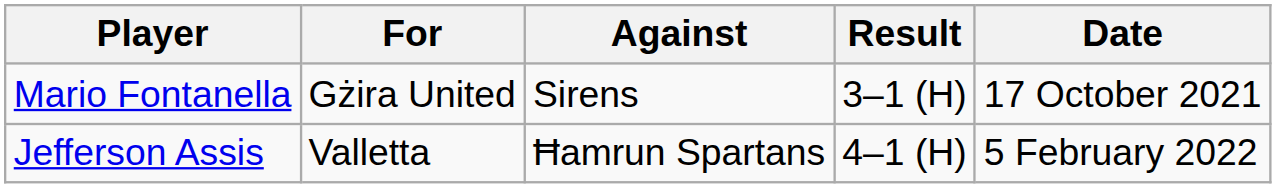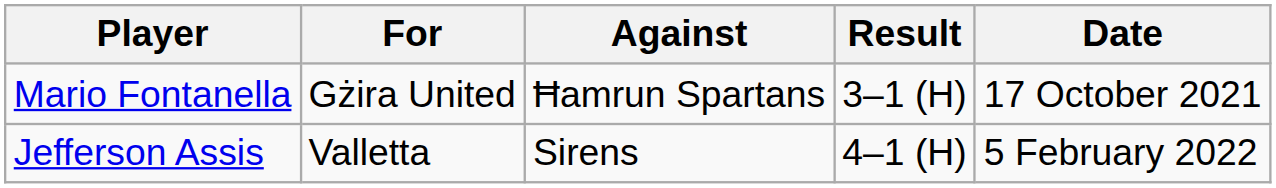(586, 93) Sirens -> (679, 93) Ħamrun Spartans
(679, 152) Ħamrun Spartans -> (586, 152) Sirens
